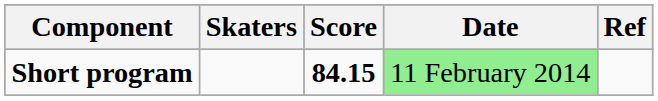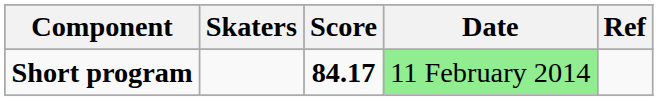(344, 71) 84.15 -> (344, 71) 84.17
